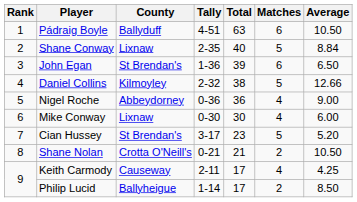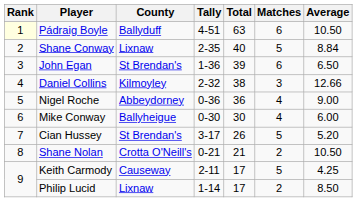(20, 30) no background -> (20, 30) lightyellow background
(279, 83) 5 -> (279, 83) 3
(136, 118) Lixnaw -> (147, 118) Ballyheigue
(239, 135) 23 -> (239, 135) 26
(279, 170) 4 -> (279, 170) 5
(147, 188) Ballyheigue -> (136, 188) Lixnaw
